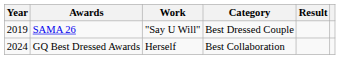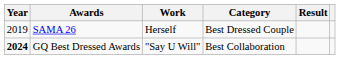(173, 29) "Say U Will" -> (160, 29) Herself
(17, 46) normal -> (17, 46) bold
(160, 46) Herself -> (173, 46) "Say U Will"
